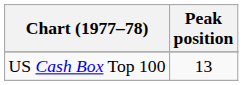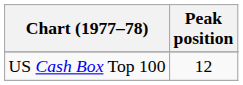(203, 66) 13 -> (203, 66) 12
